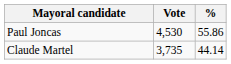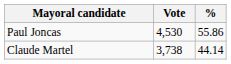(169, 50) 3,735 -> (169, 50) 3,738
